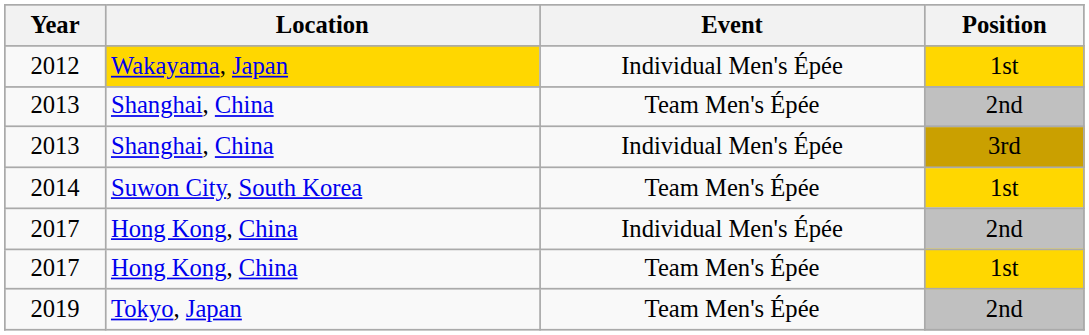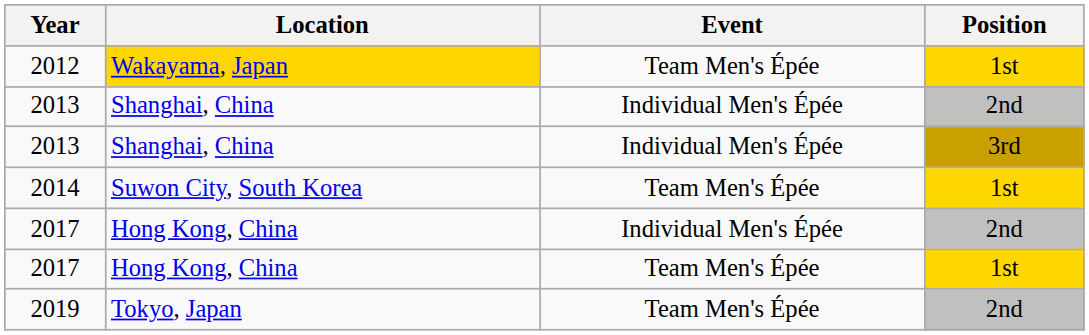(732, 65) Individual Men's Épée -> (732, 65) Team Men's Épée
(732, 106) Team Men's Épée -> (732, 106) Individual Men's Épée
